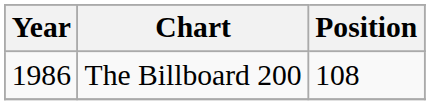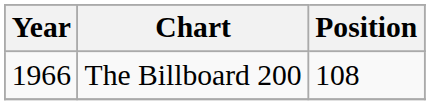(41, 74) 1986 -> (41, 74) 1966
